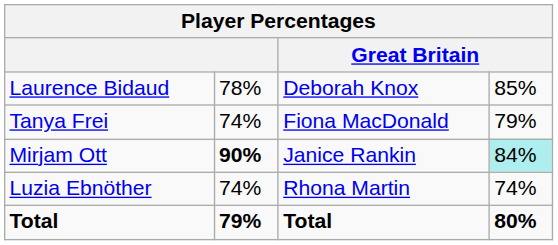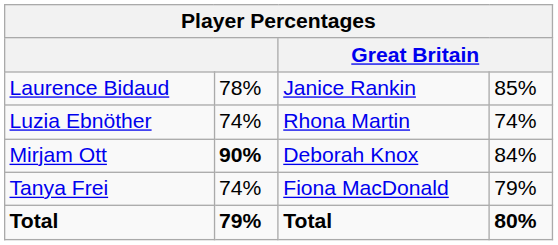(351, 88) Deborah Knox -> (350, 88) Janice Rankin
rows swapped: (59, 121) <-> (81, 188)
(350, 155) Janice Rankin -> (351, 155) Deborah Knox
(515, 155) paleturquoise background -> (515, 155) no background
